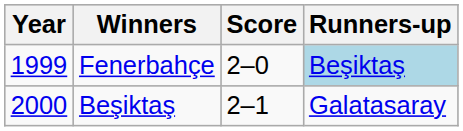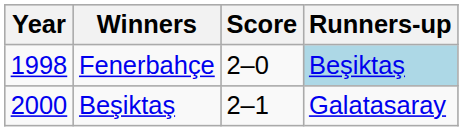(39, 65) 1999 -> (39, 65) 1998
